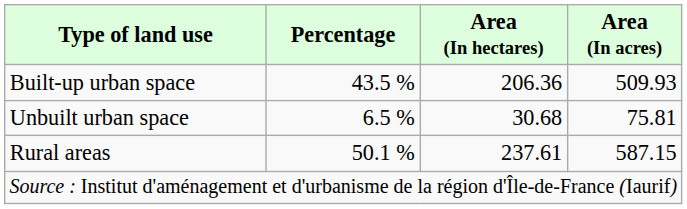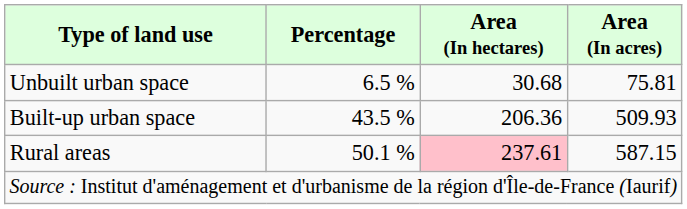rows swapped: (102, 82) <-> (99, 117)
(532, 152) no background -> (532, 152) pink background
